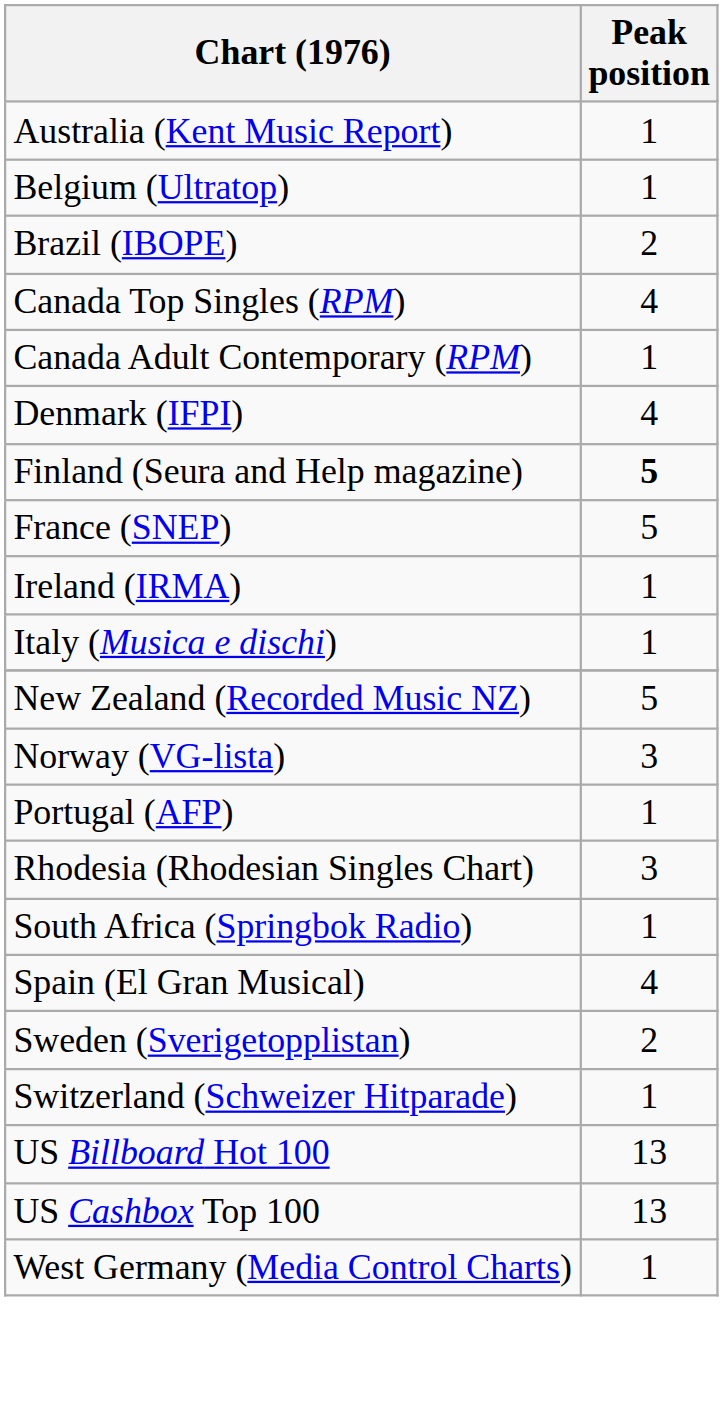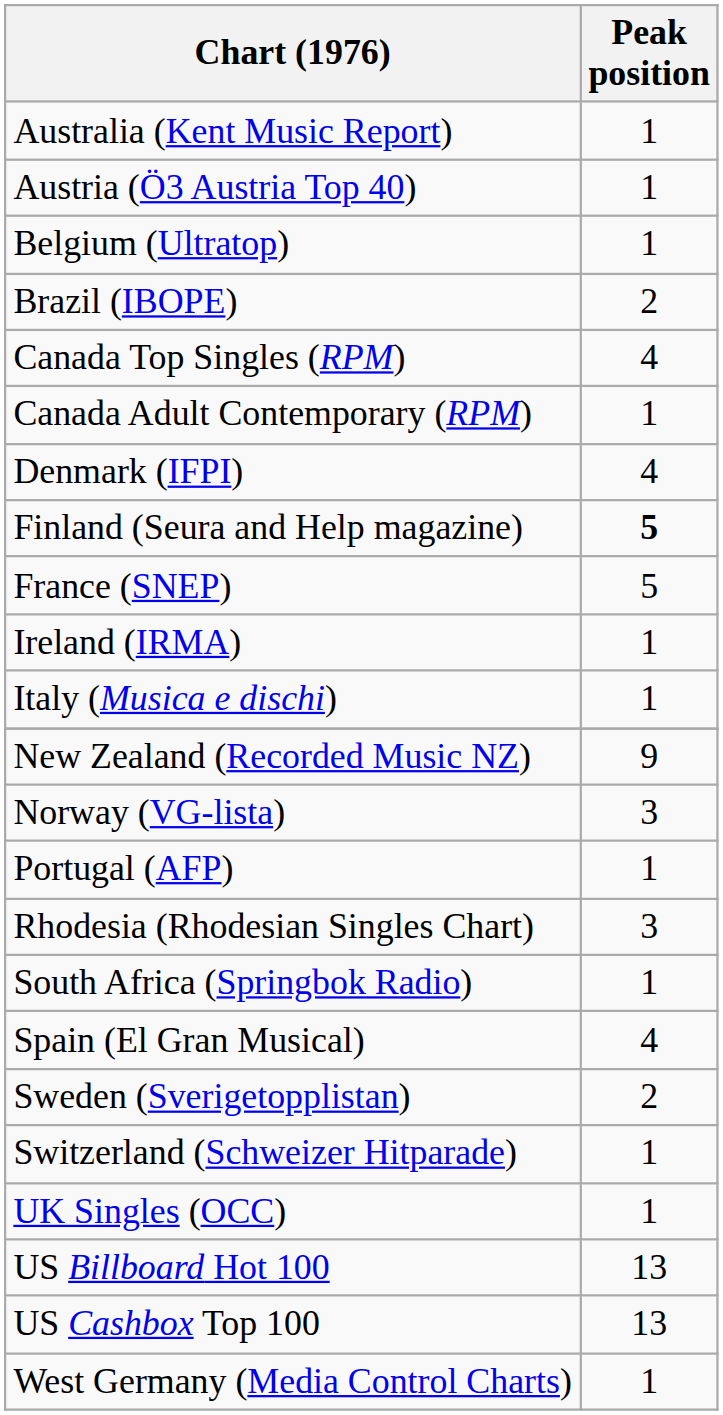+ row: (215, 186)
(649, 698) 5 -> (649, 755) 9
+ row: (150, 1210)
